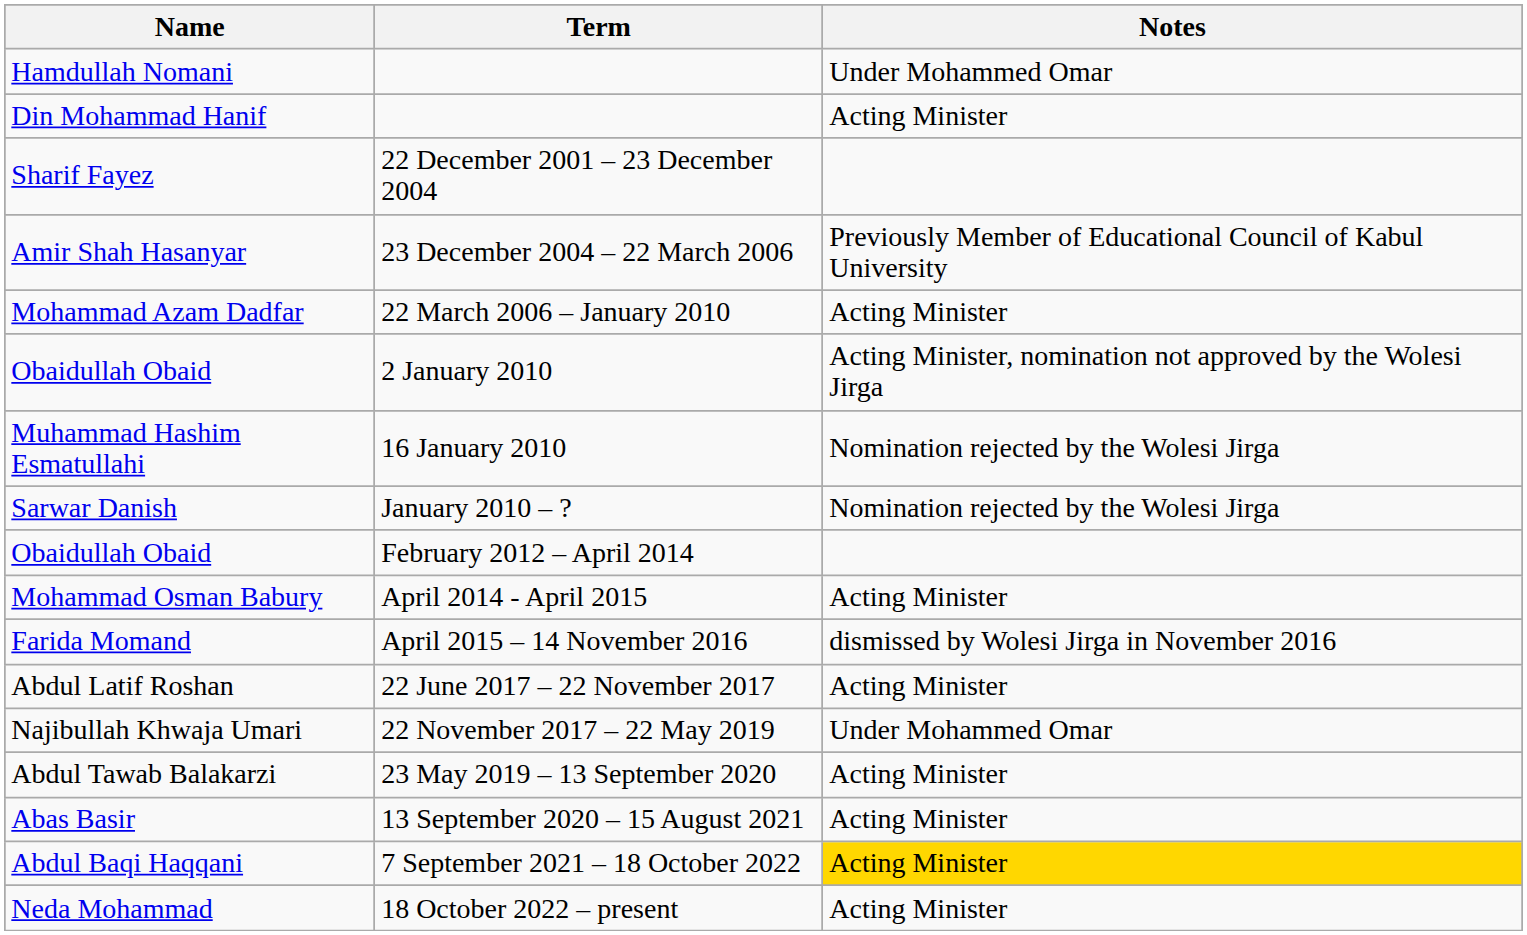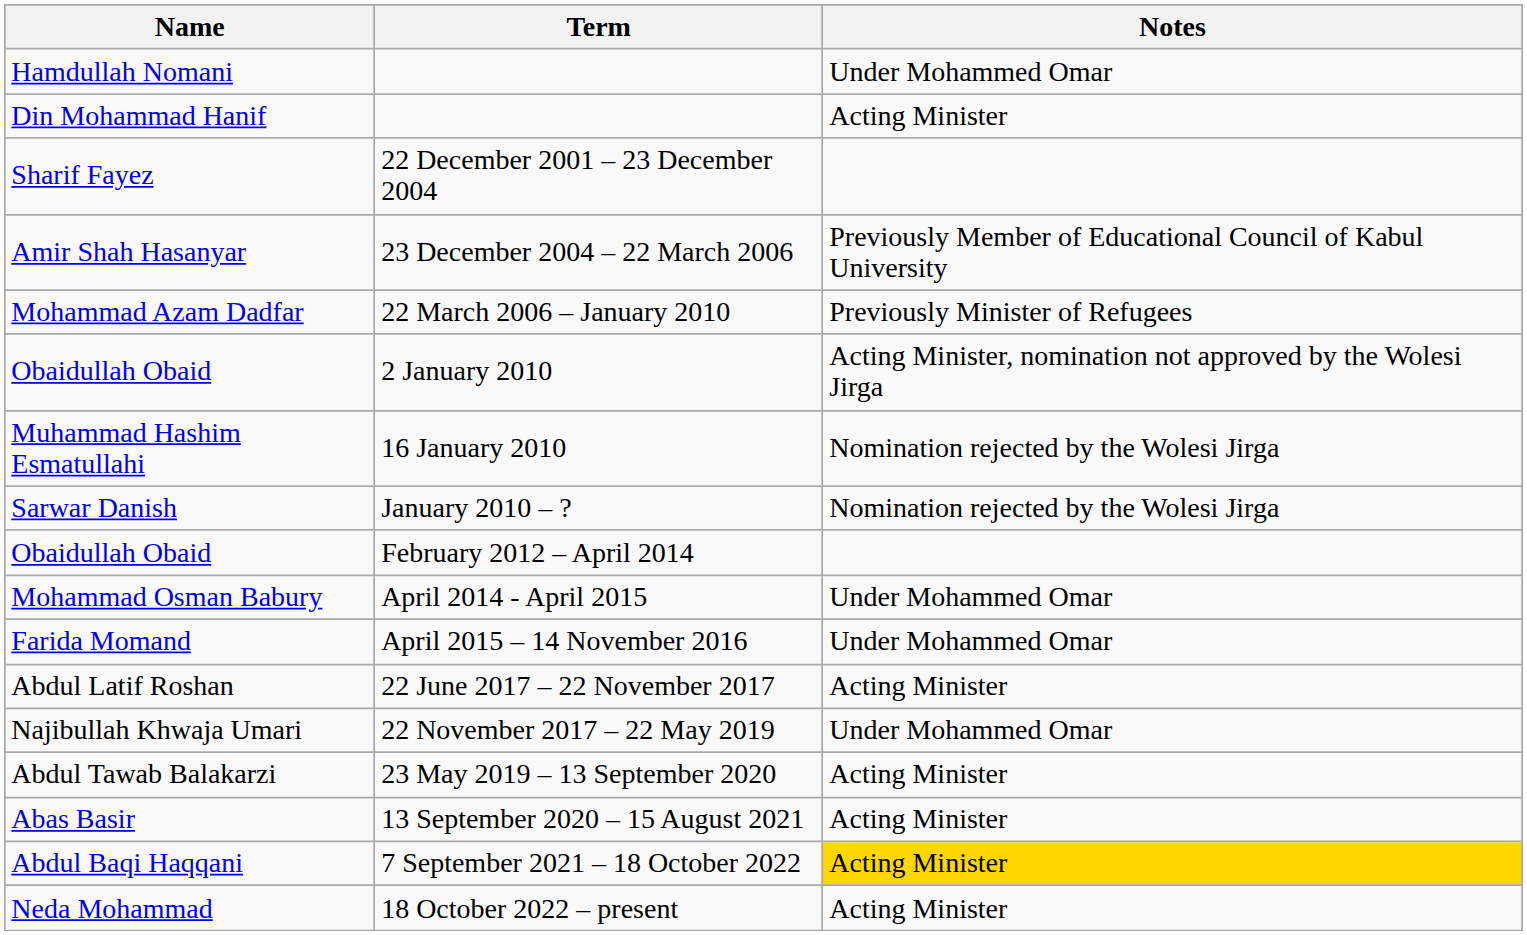(918, 311) Acting Minister -> (1011, 311) Previously Minister of Refugees
(918, 596) Acting Minister -> (971, 596) Under Mohammed Omar
(1083, 641) dismissed by Wolesi Jirga in November 2016 -> (971, 641) Under Mohammed Omar
